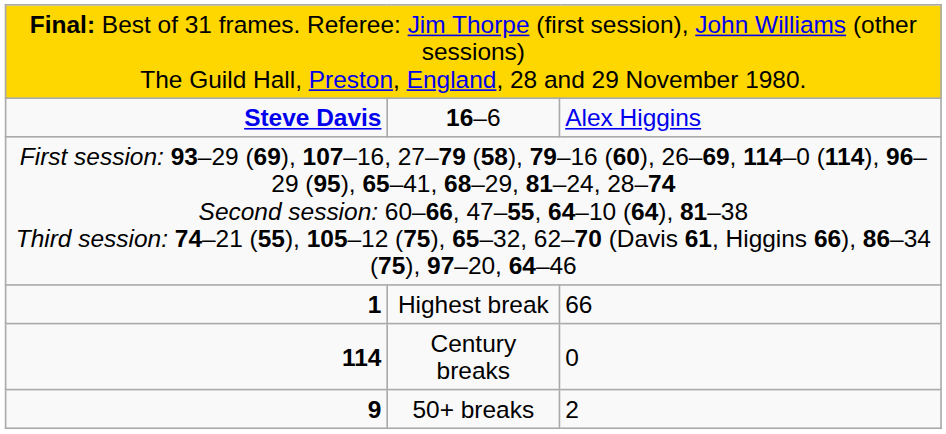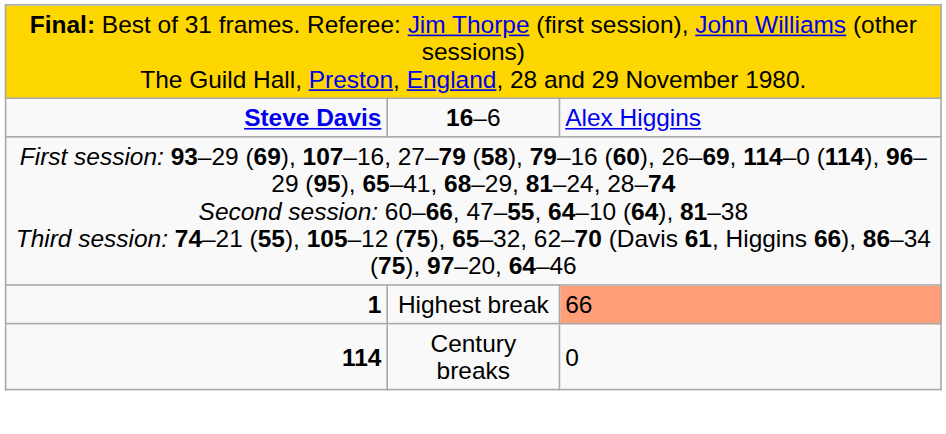(579, 305) no background -> (579, 305) lightsalmon background
- row: (473, 410)
